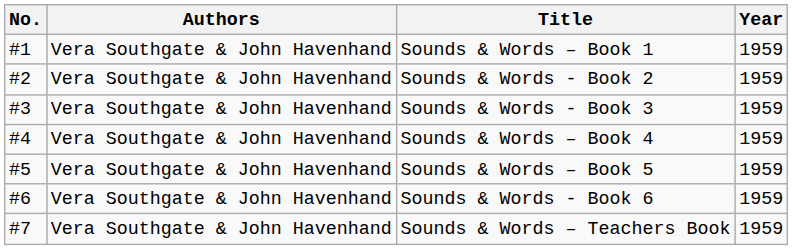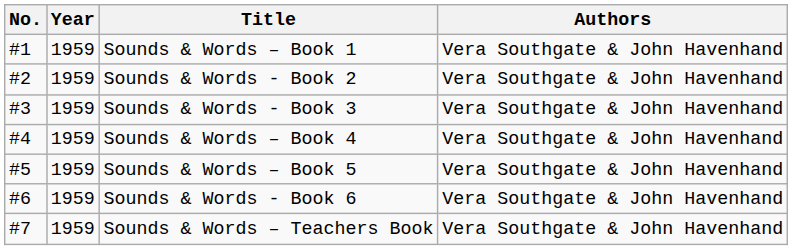columns swapped: (761, 20) <-> (221, 20)
